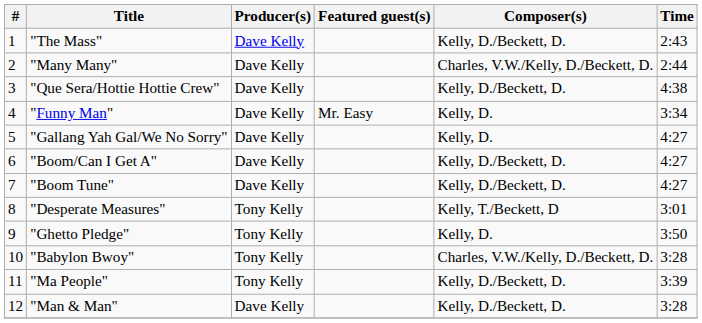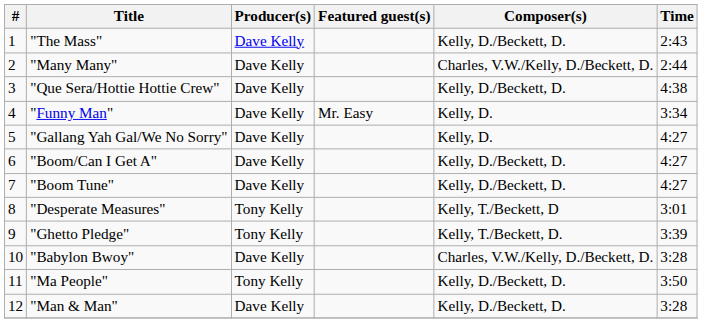(465, 233) Kelly, D. -> (500, 233) Kelly, T./Beckett, D.
(674, 233) 3:50 -> (674, 233) 3:39
(269, 257) Tony Kelly -> (269, 257) Dave Kelly
(674, 281) 3:39 -> (674, 281) 3:50
